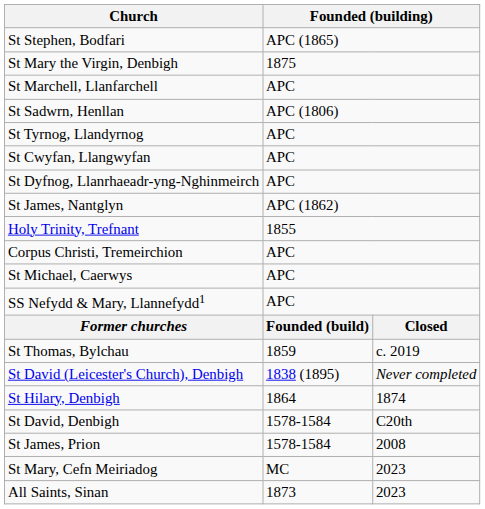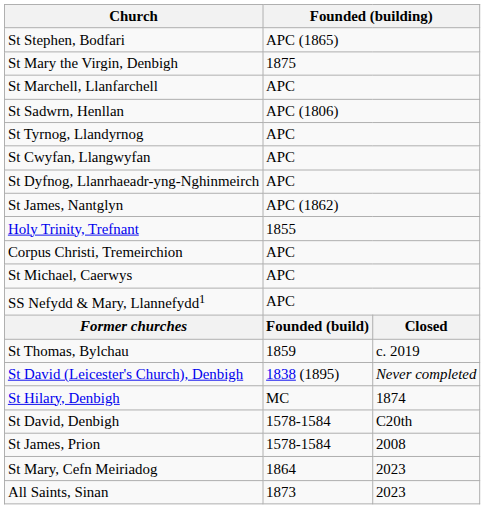(281, 397) 1864 -> (278, 397) MC
(278, 468) MC -> (281, 468) 1864
